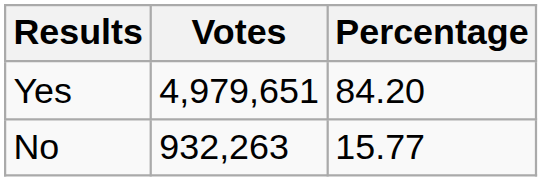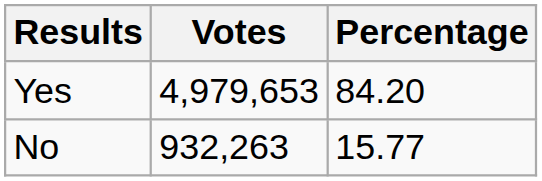(239, 89) 4,979,651 -> (239, 89) 4,979,653
